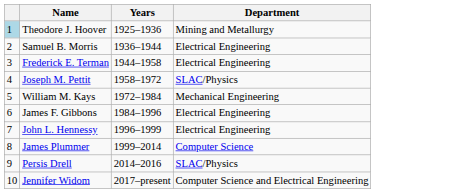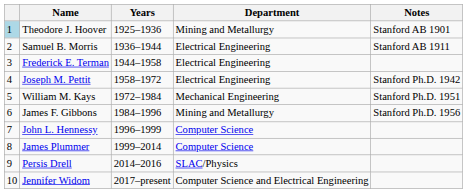+ column: (417, 12)
(207, 79) SLAC/Physics -> (223, 79) Electrical Engineering
(223, 113) Electrical Engineering -> (225, 113) Mining and Metallurgy
(223, 130) Electrical Engineering -> (214, 130) Computer Science
